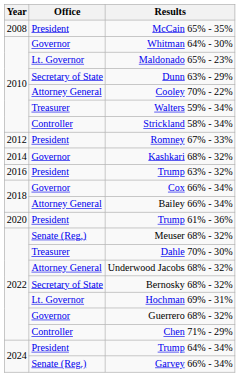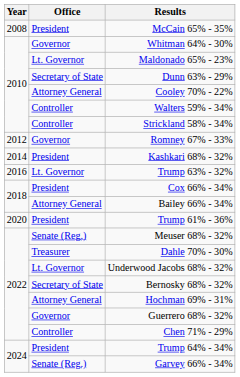(51, 108) Treasurer -> (52, 108) Controller
(50, 140) President -> (51, 140) Governor
(51, 156) Governor -> (50, 156) President
(50, 172) President -> (58, 172) Lt. Governor
(51, 188) Governor -> (50, 188) President
(67, 268) Attorney General -> (58, 268) Lt. Governor
(58, 300) Lt. Governor -> (67, 300) Attorney General
